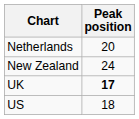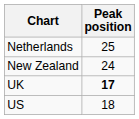(108, 47) 20 -> (108, 47) 25
